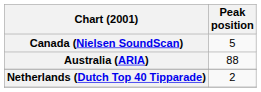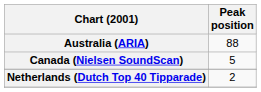rows swapped: (106, 60) <-> (106, 43)
